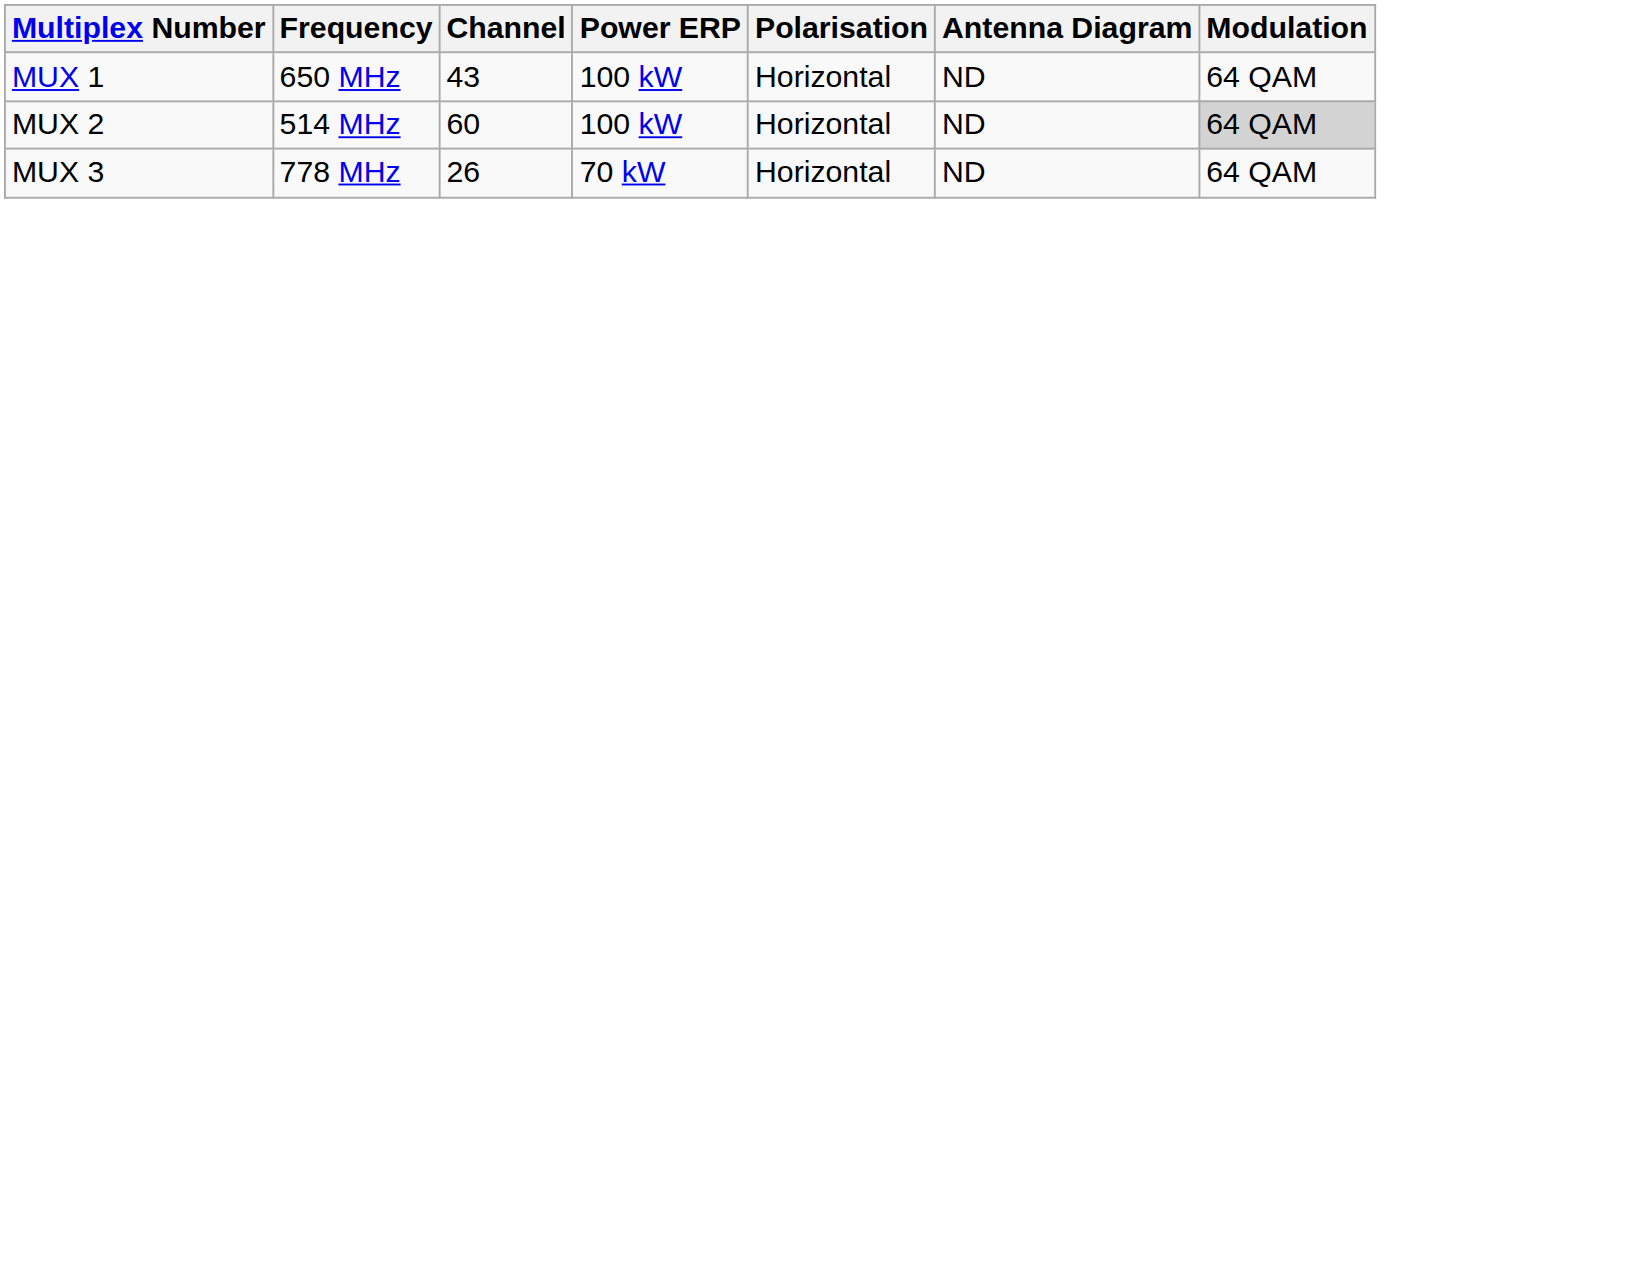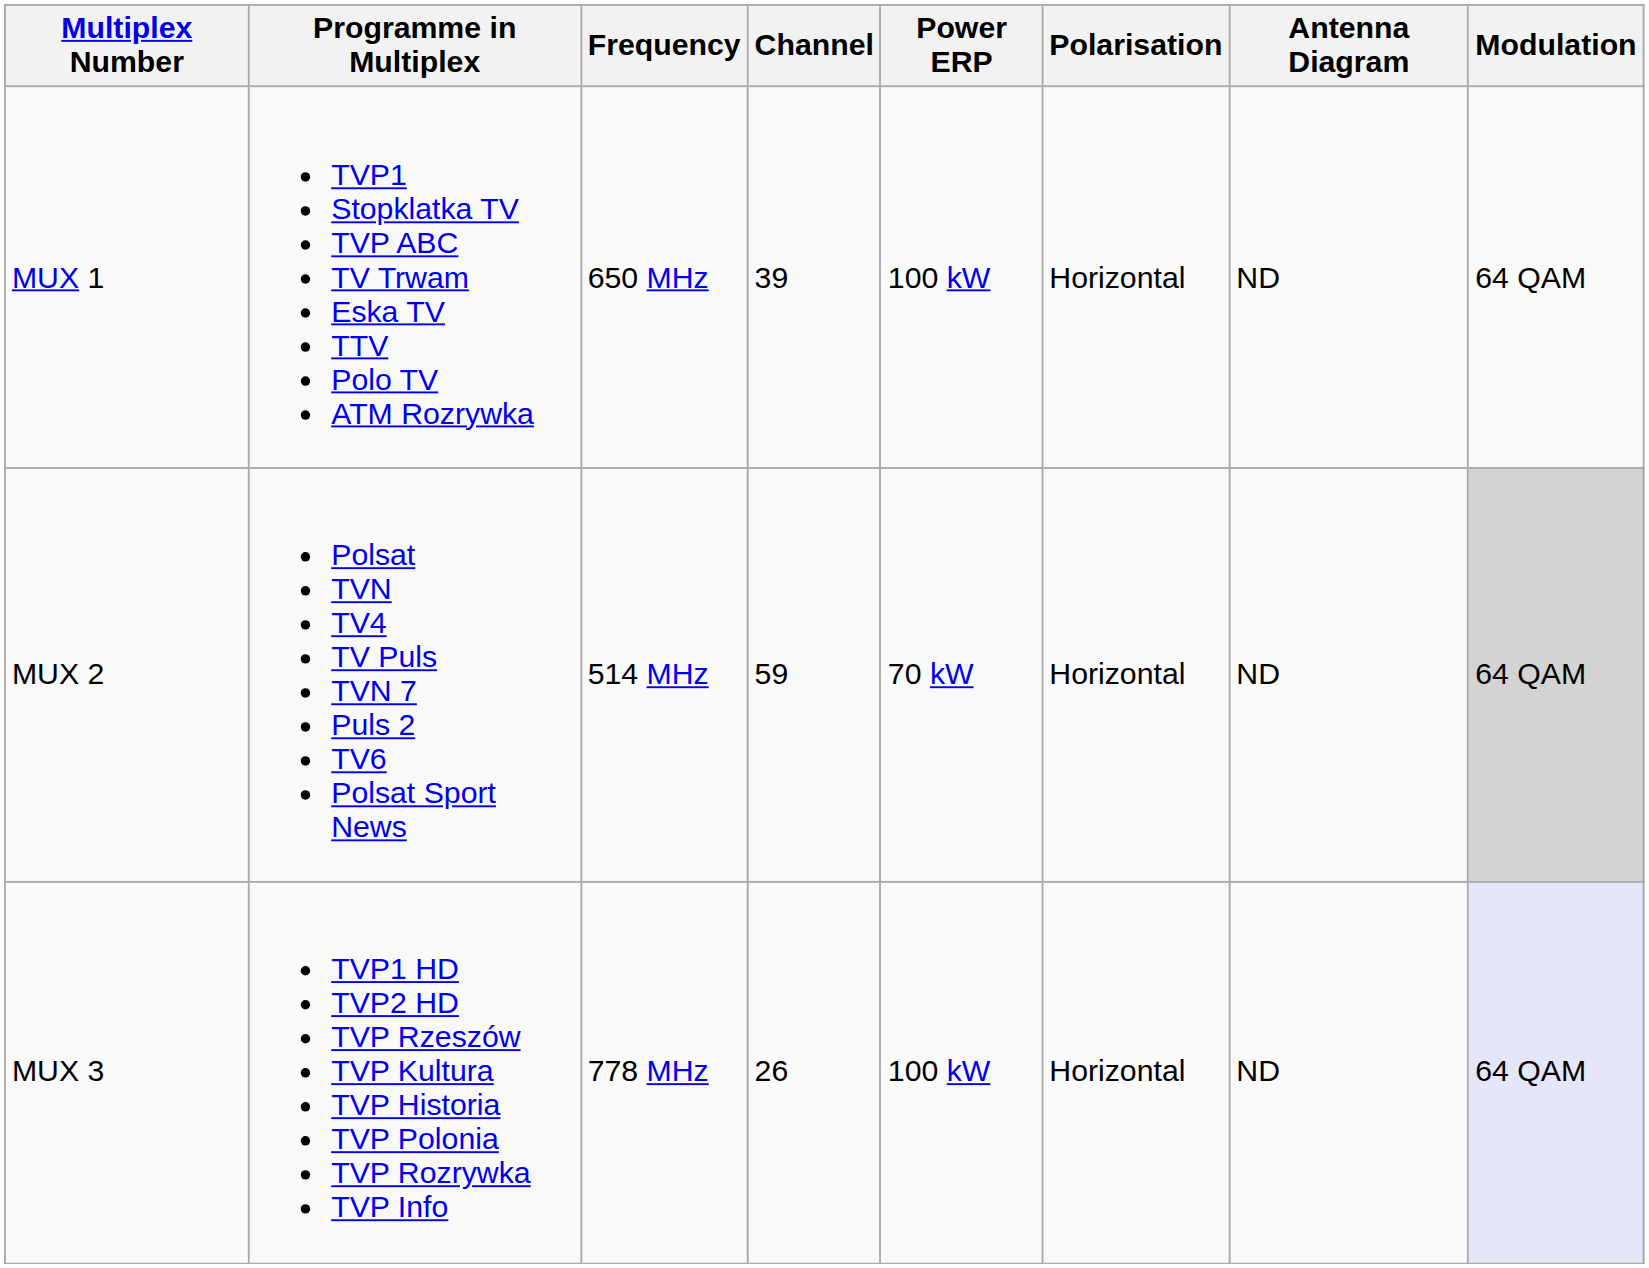+ column: (415, 45)
(463, 76) 43 -> (771, 276) 39
(463, 124) 60 -> (771, 674) 59
(631, 124) 100 kW -> (931, 674) 70 kW
(623, 172) 70 kW -> (939, 1071) 100 kW
(1262, 172) no background -> (1531, 1071) lavender background
